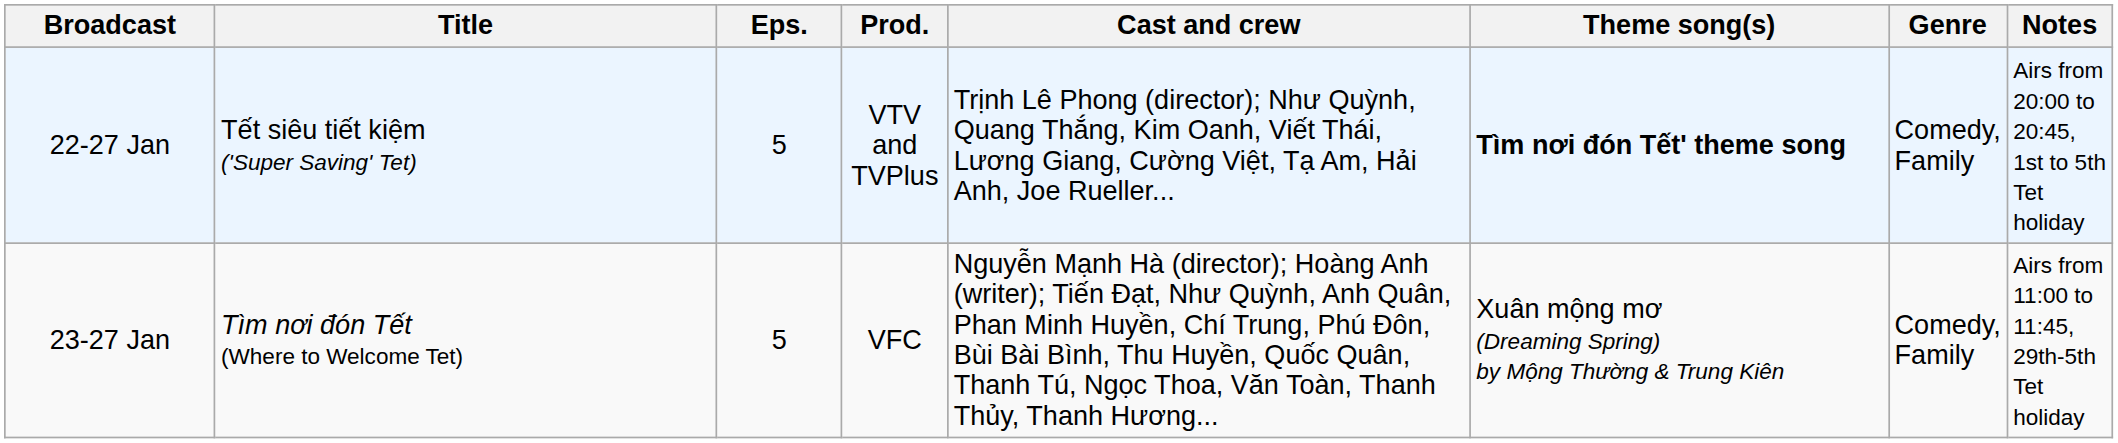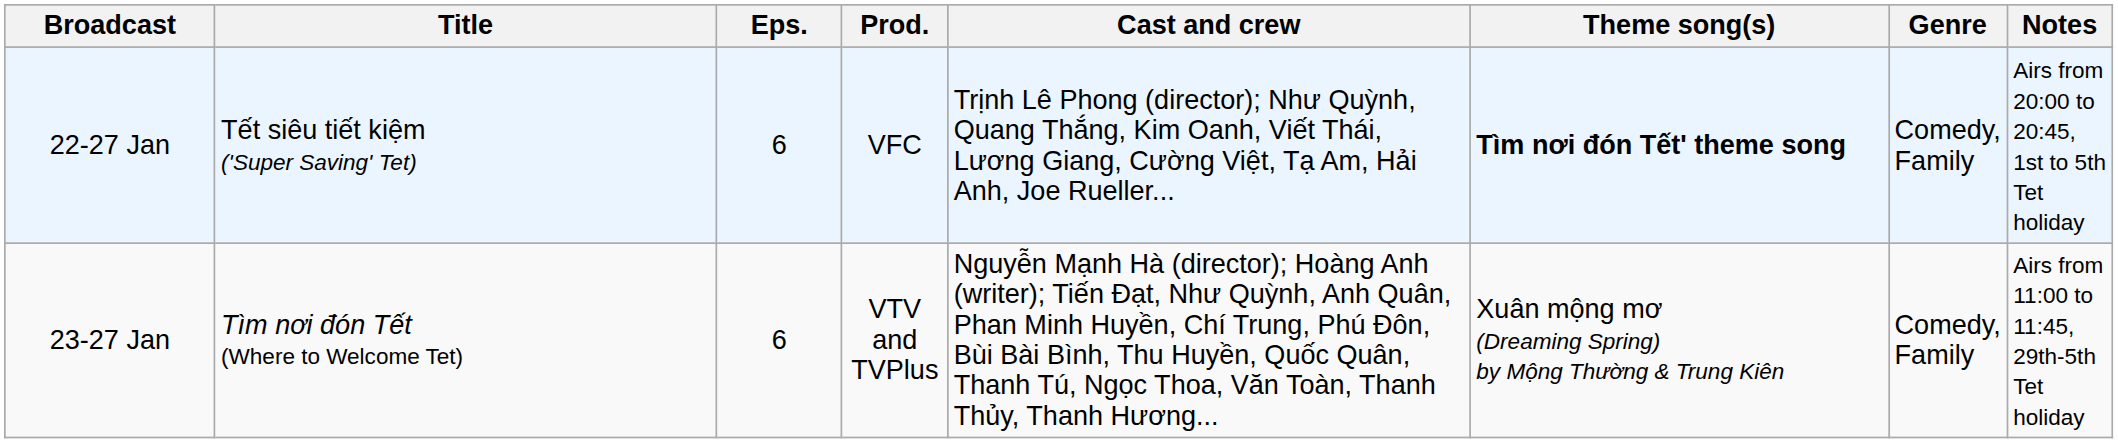(779, 144) 5 -> (779, 144) 6
(895, 144) VTV and TVPlus -> (895, 144) VFC
(779, 339) 5 -> (779, 339) 6
(895, 339) VFC -> (895, 339) VTV and TVPlus
